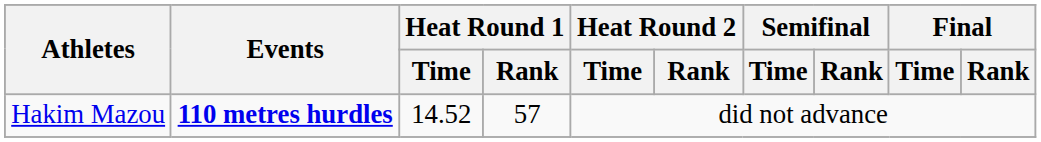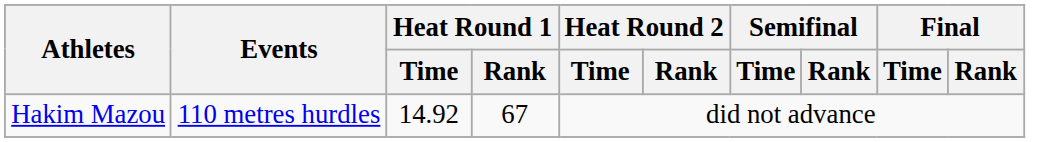(285, 115) bold -> (279, 115) normal
(441, 115) 14.52 -> (429, 115) 14.92
(527, 115) 57 -> (515, 115) 67
